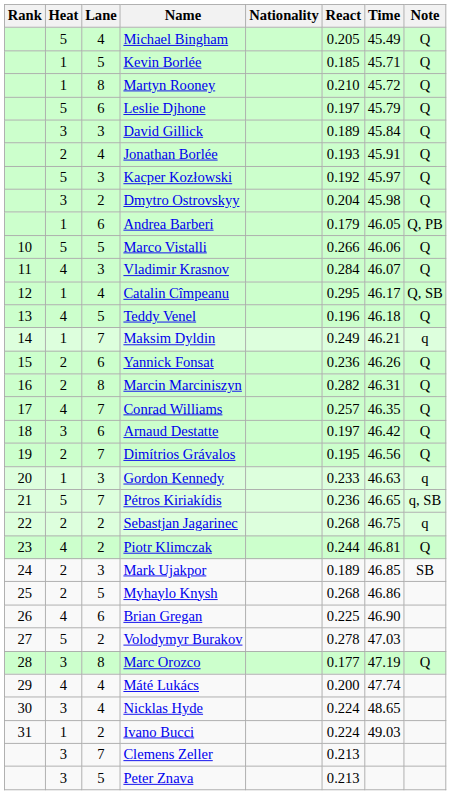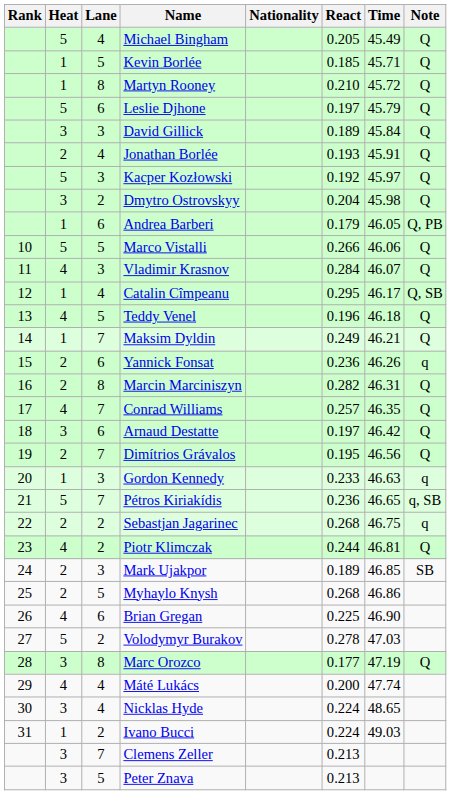(425, 339) q -> (425, 339) Q
(425, 362) Q -> (425, 362) q
